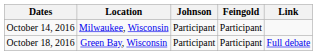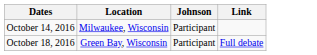- column: (241, 12)
